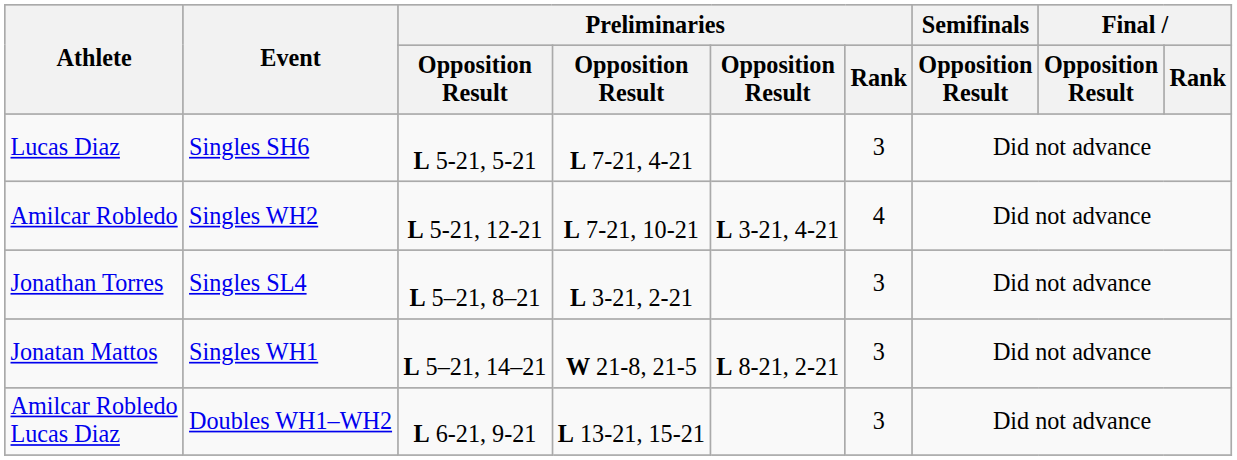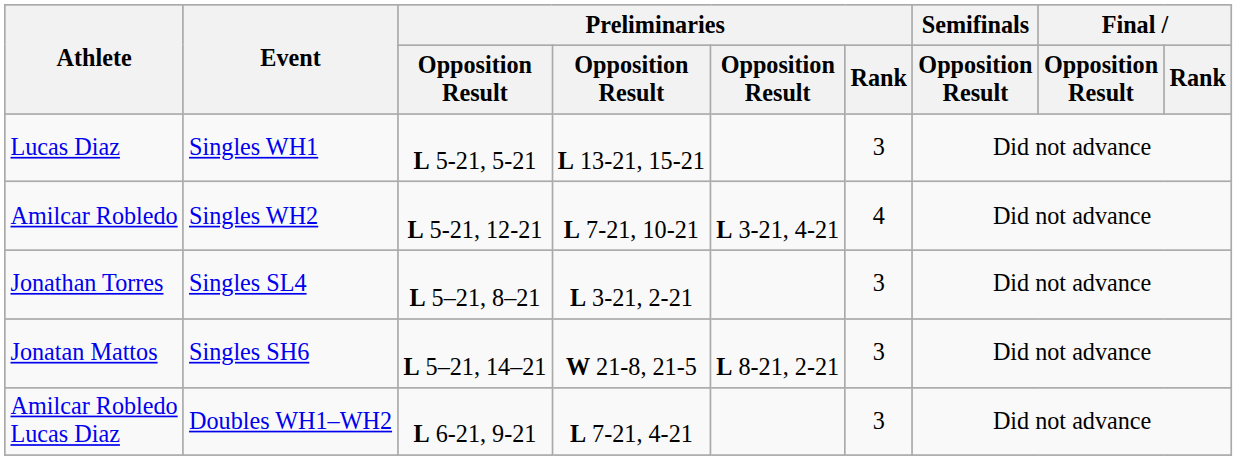(249, 147) Singles SH6 -> (254, 147) Singles WH1
(631, 161) L 7-21, 4-21 -> (631, 161) L 13-21, 15-21
(254, 352) Singles WH1 -> (249, 352) Singles SH6
(631, 435) L 13-21, 15-21 -> (631, 435) L 7-21, 4-21
